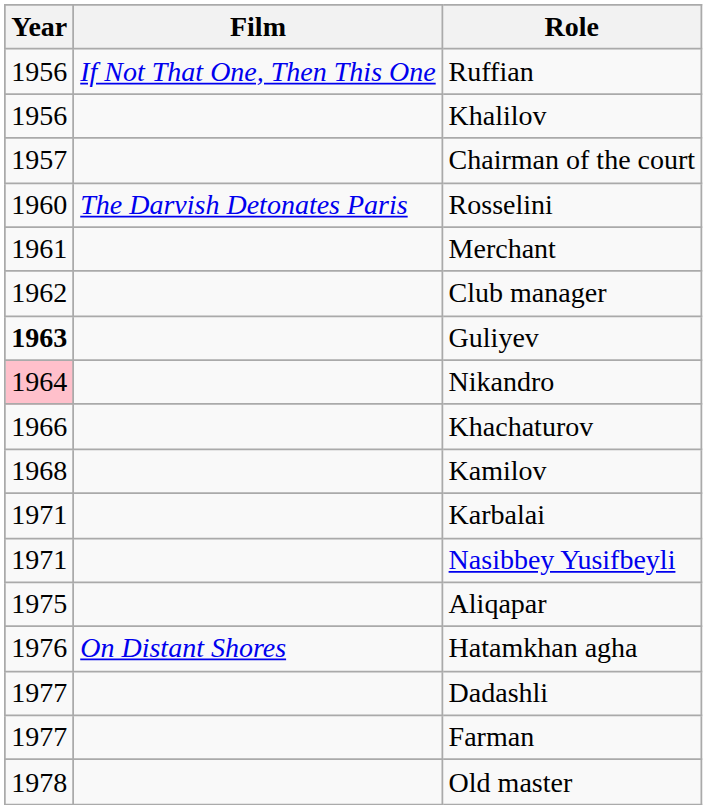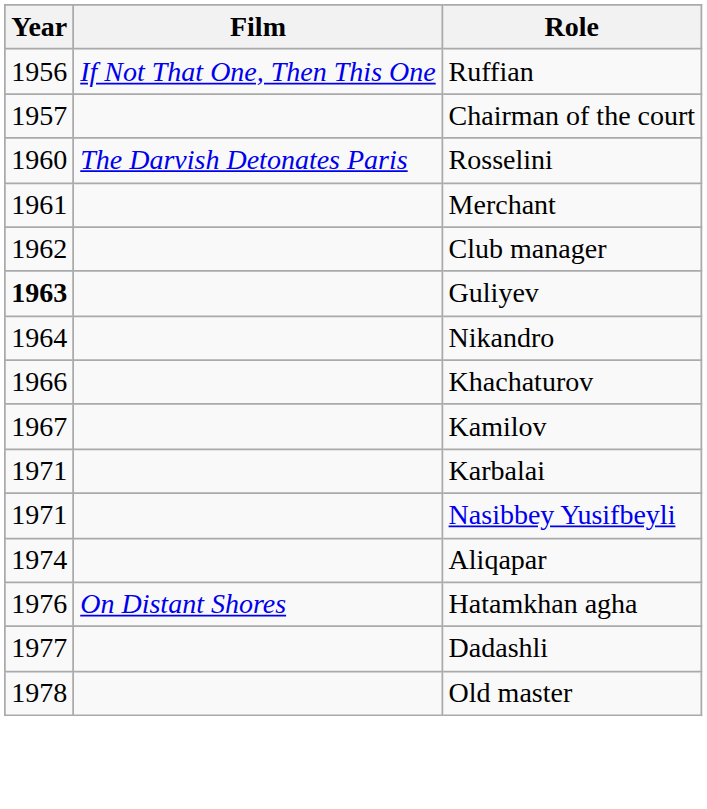- row: (498, 115)
(39, 381) pink background -> (39, 337) no background
(39, 470) 1968 -> (39, 426) 1967
(39, 603) 1975 -> (39, 559) 1974
- row: (491, 737)
